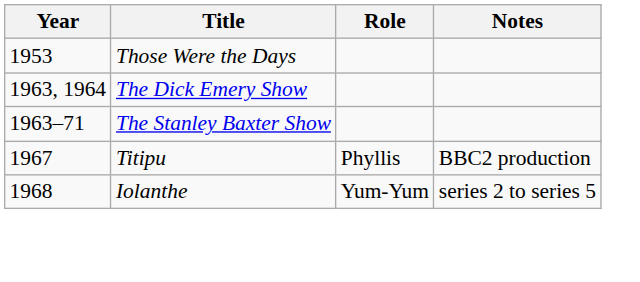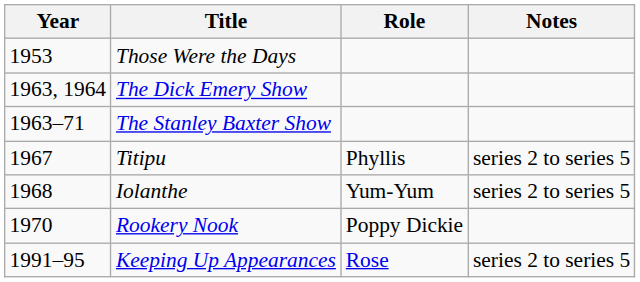(515, 157) BBC2 production -> (552, 157) series 2 to series 5
+ row: (177, 225)
+ row: (226, 259)
